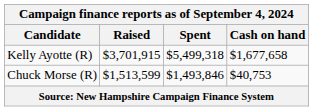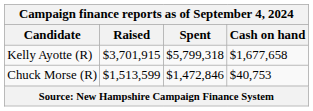(195, 55) $5,499,318 -> (195, 55) $5,799,318
(195, 75) $1,493,846 -> (195, 75) $1,472,846
